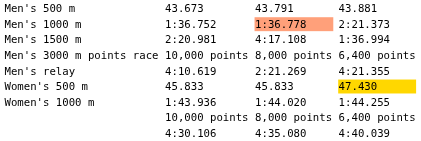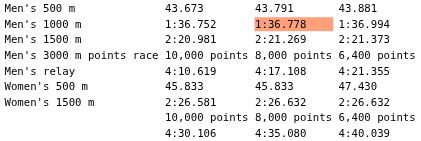(364, 24) 2:21.373 -> (364, 24) 1:36.994
(281, 40) 4:17.108 -> (281, 40) 2:21.269
(364, 40) 1:36.994 -> (364, 40) 2:21.373
(281, 71) 2:21.269 -> (281, 71) 4:17.108
(358, 87) gold background -> (358, 87) no background
- row: (49, 102)
+ row: (49, 102)
